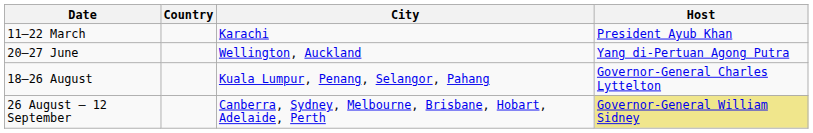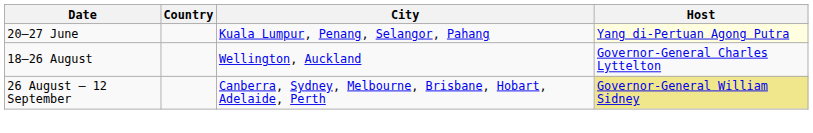- row: (46, 33)
(290, 53) Wellington, Auckland -> (354, 33) Kuala Lumpur, Penang, Selangor, Pahang
(693, 53) no background -> (693, 33) lightyellow background
(354, 79) Kuala Lumpur, Penang, Selangor, Pahang -> (290, 59) Wellington, Auckland
